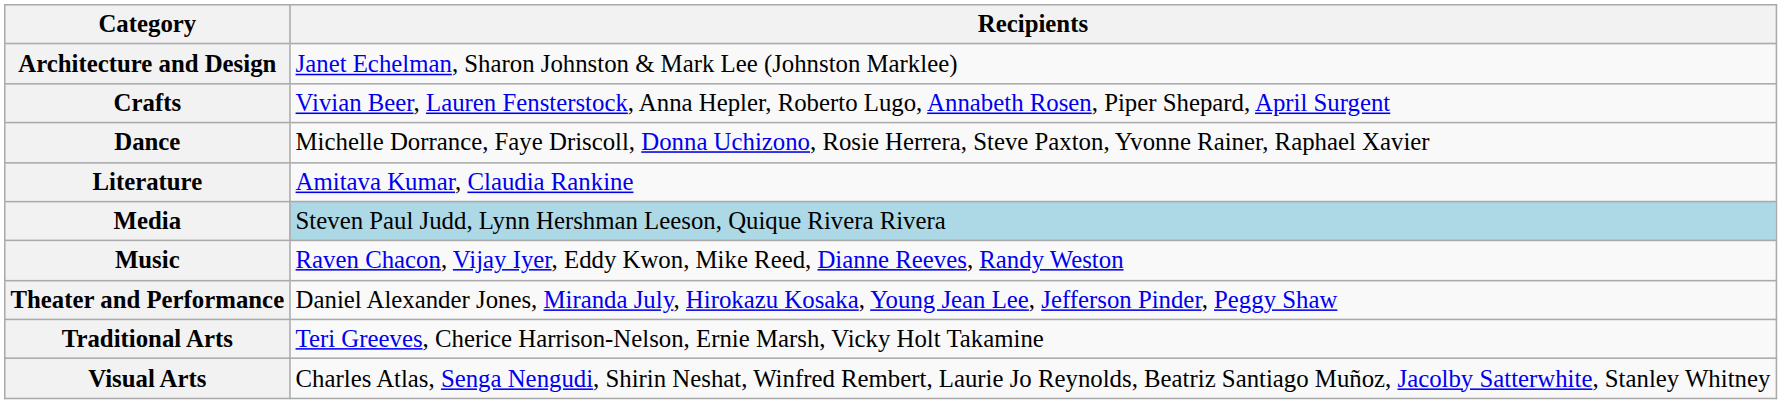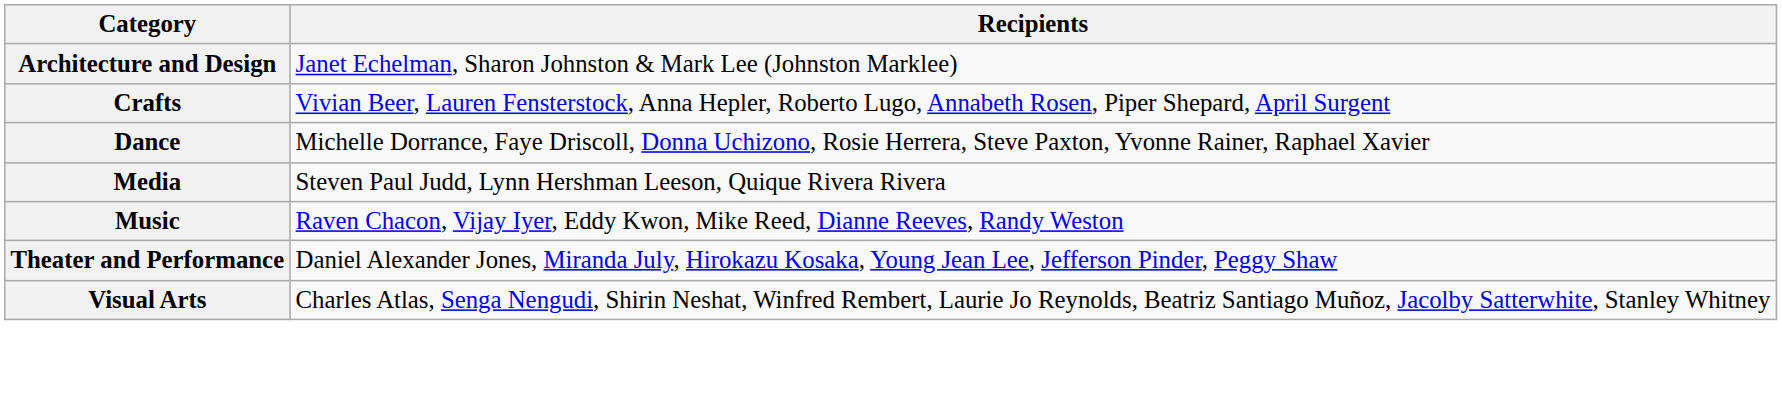- row: (147, 181)
(621, 220) lightblue background -> (621, 181) no background
- row: (147, 338)
